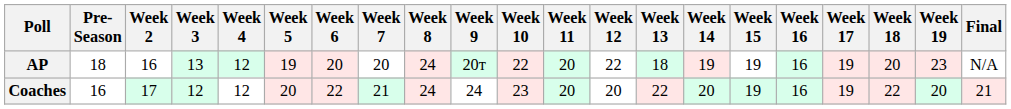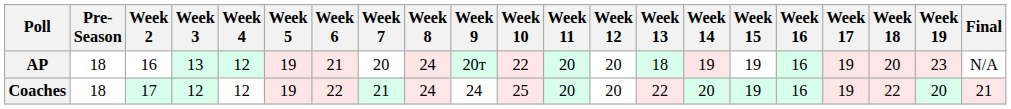(335, 64) 20 -> (335, 64) 21
(613, 64) 22 -> (613, 64) 20
(98, 91) 16 -> (98, 91) 18
(288, 91) 20 -> (288, 91) 19
(521, 91) 23 -> (521, 91) 25
